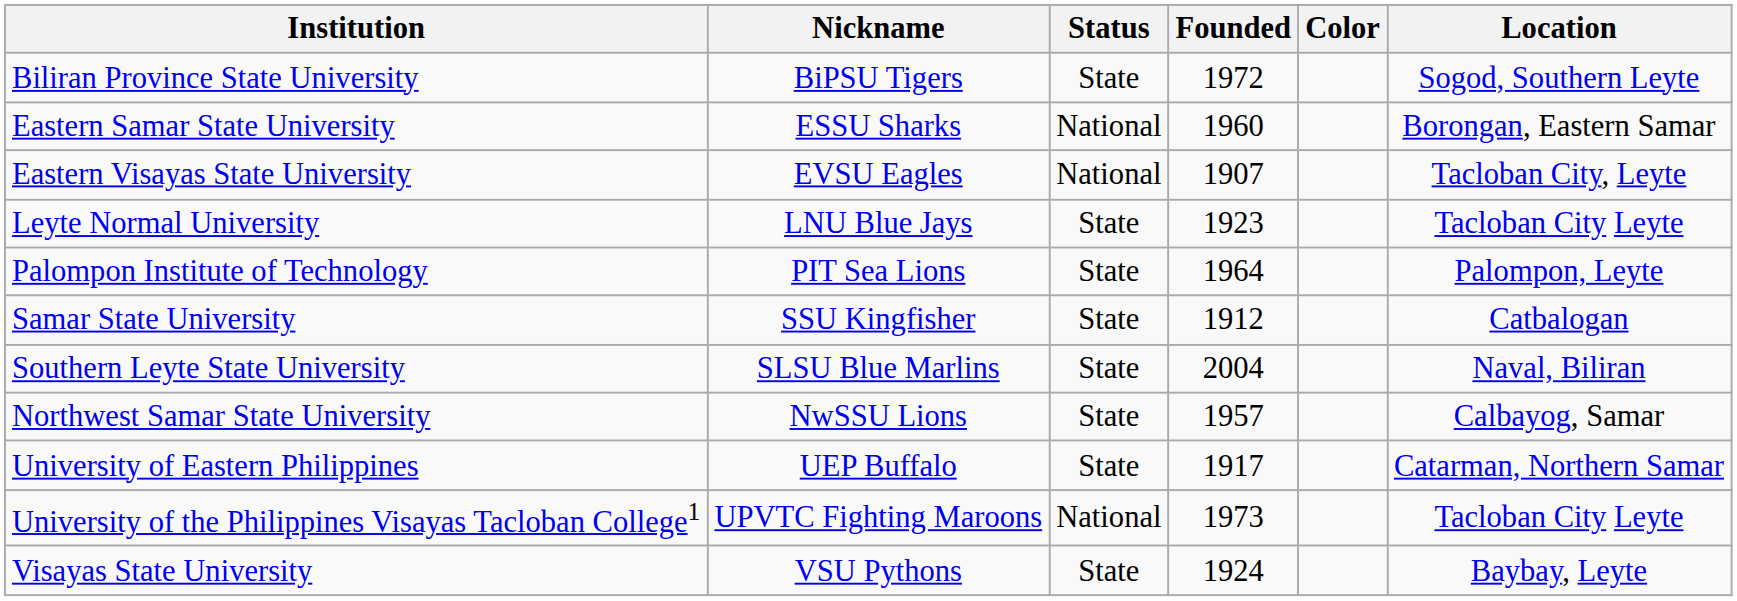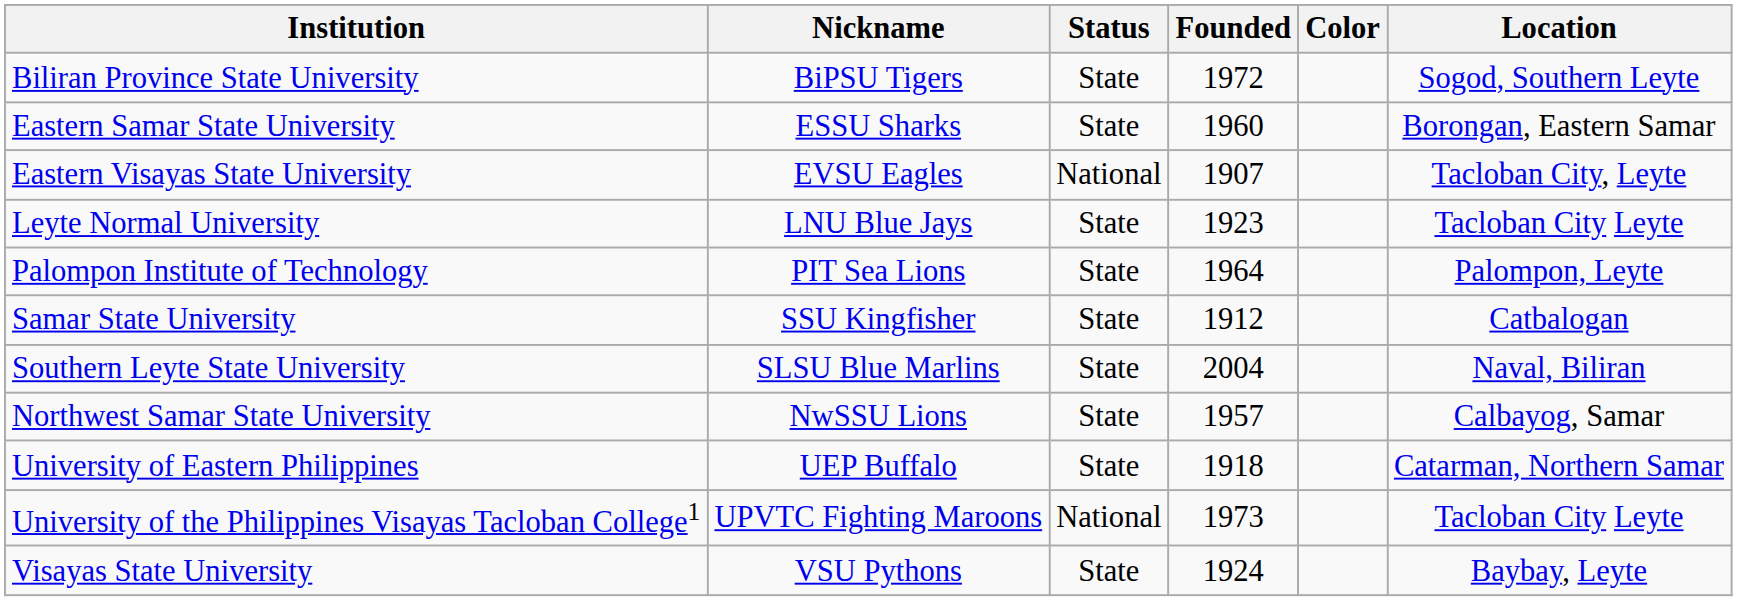(1109, 125) National -> (1109, 125) State
(1233, 464) 1917 -> (1233, 464) 1918
